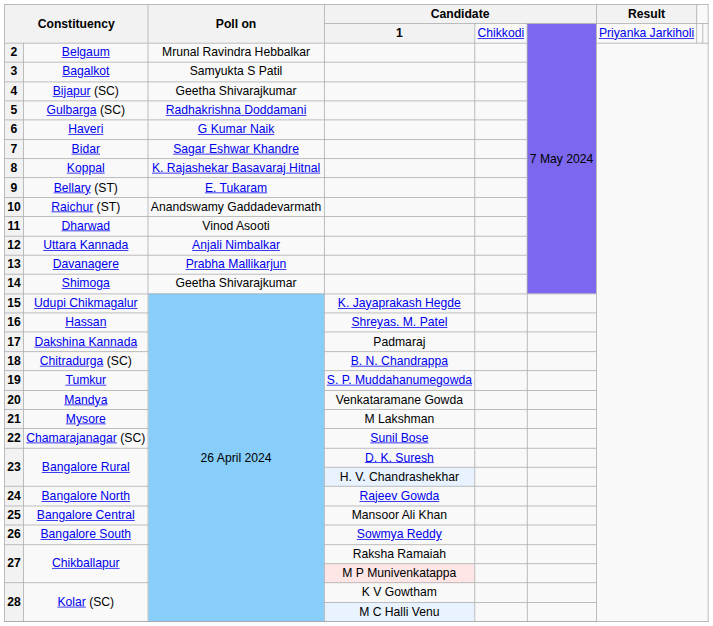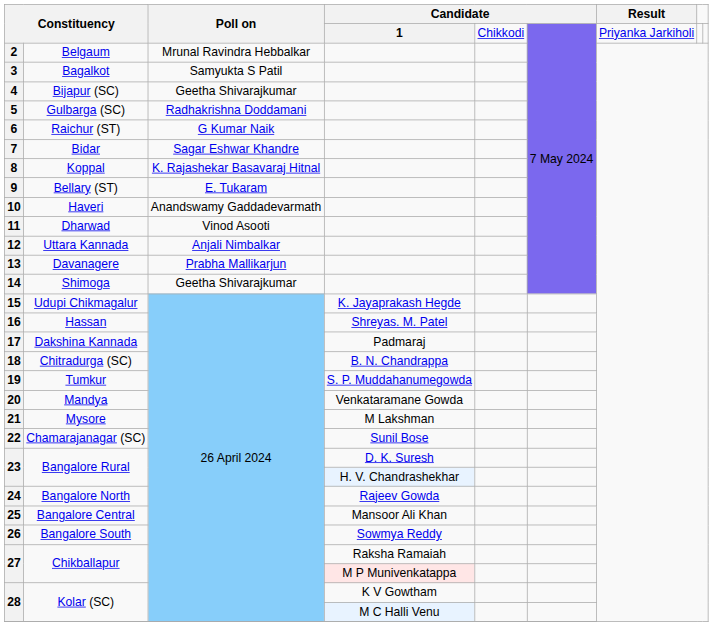(86, 129) Haveri -> (86, 129) Raichur (ST)
(86, 206) Raichur (ST) -> (86, 206) Haveri
